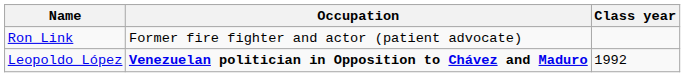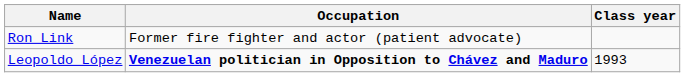(611, 60) 1992 -> (611, 60) 1993
